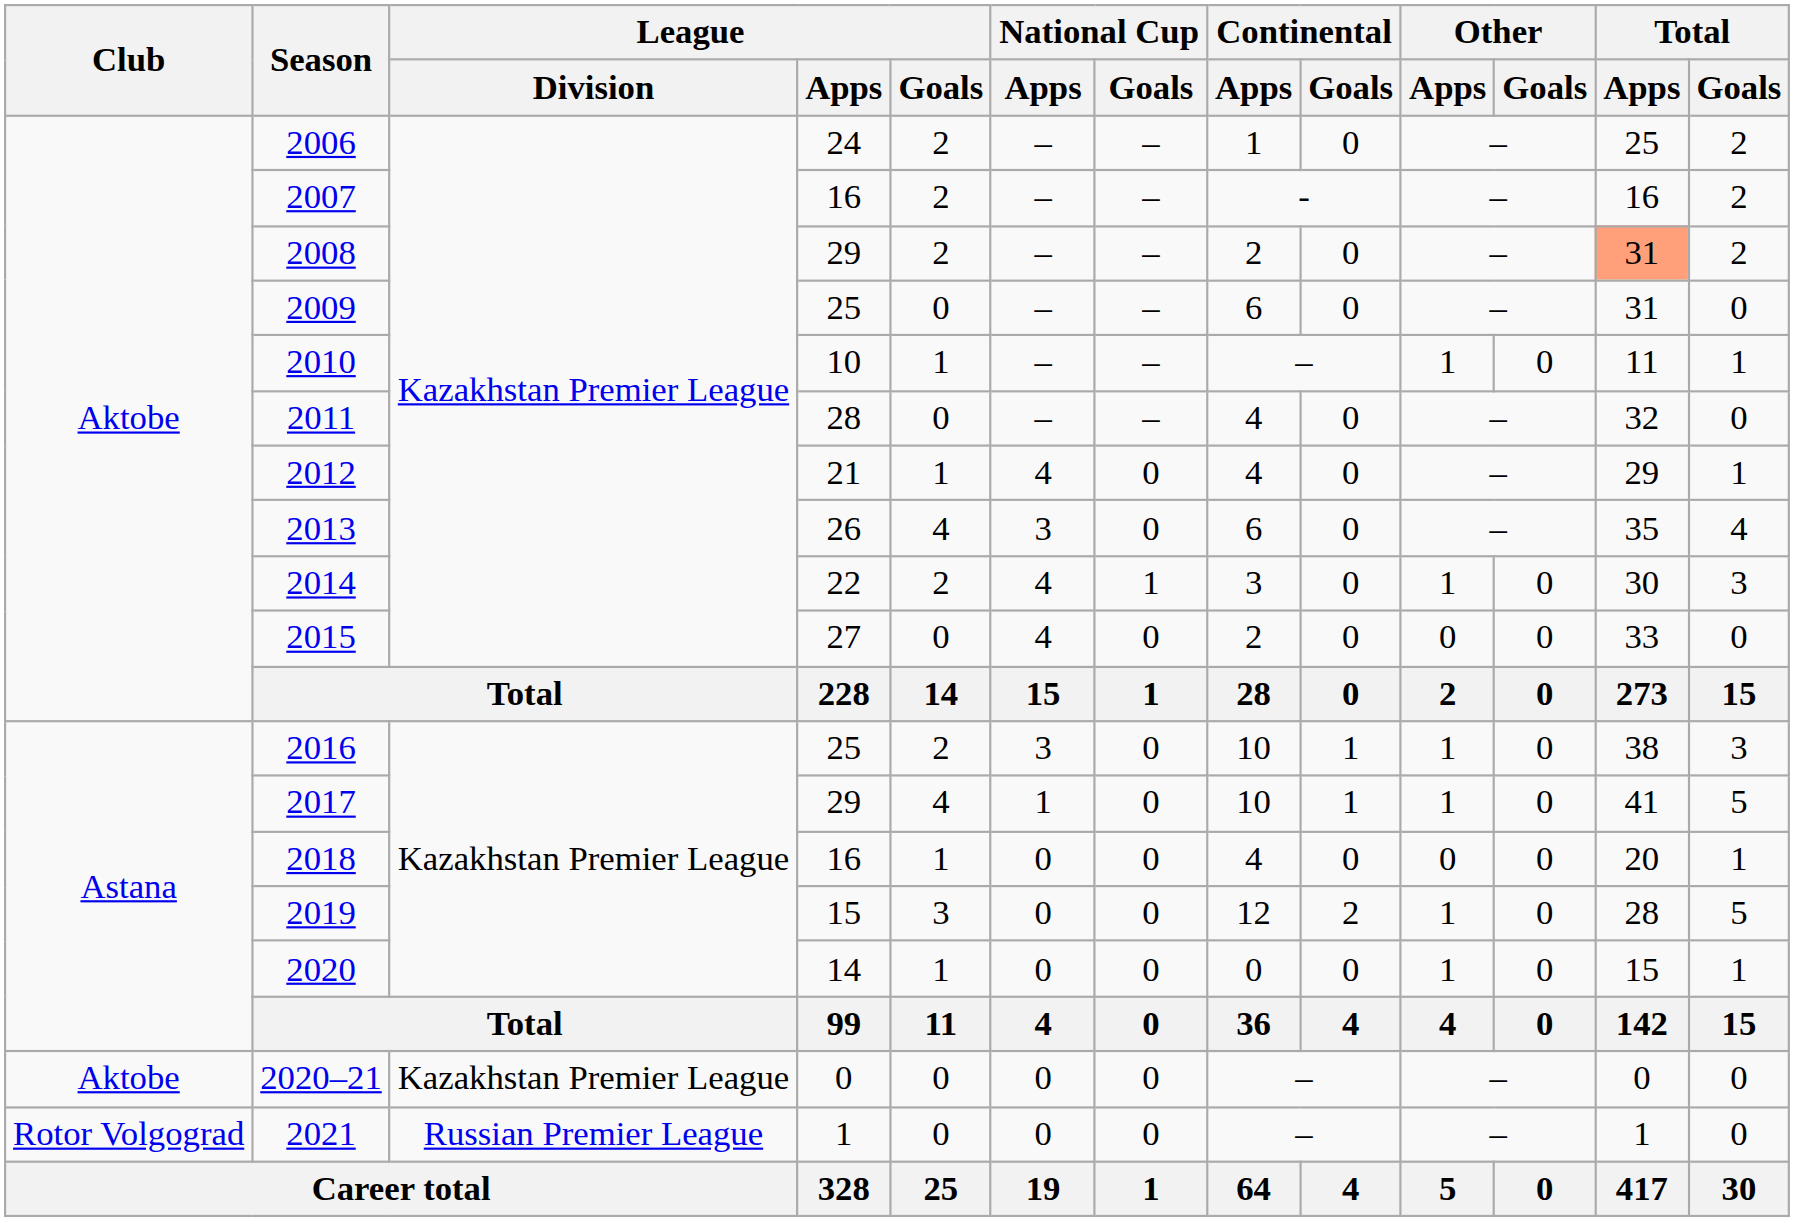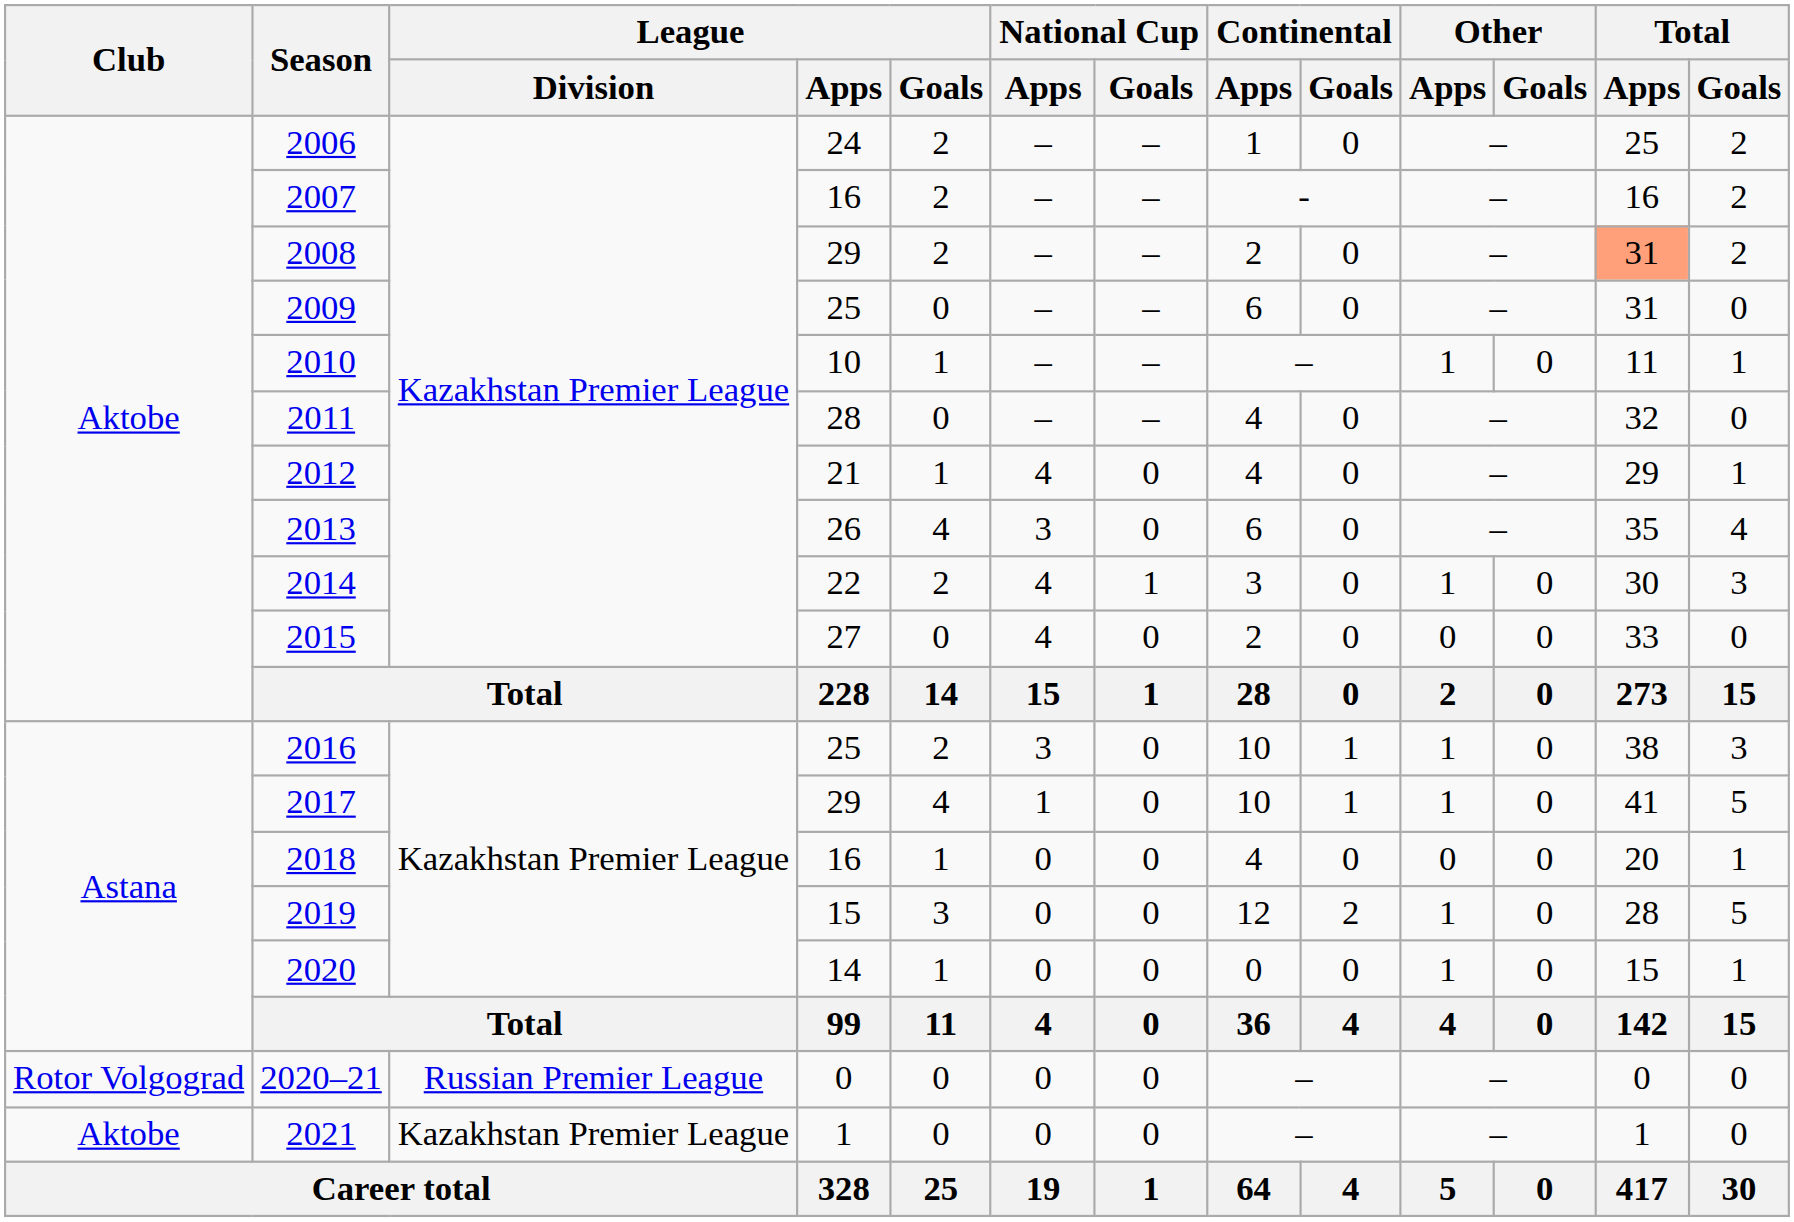(129, 1078) Aktobe -> (129, 1078) Rotor Volgograd
(593, 1078) Kazakhstan Premier League -> (593, 1078) Russian Premier League
(129, 1133) Rotor Volgograd -> (129, 1133) Aktobe
(593, 1133) Russian Premier League -> (593, 1133) Kazakhstan Premier League
